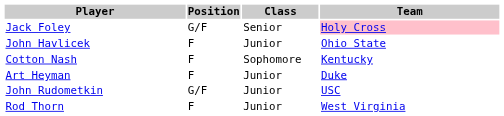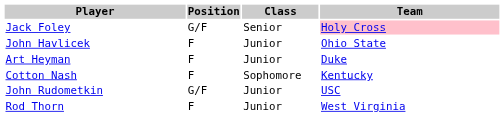rows swapped: (38, 75) <-> (41, 59)
